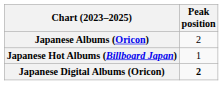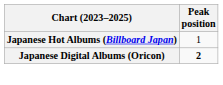- row: (92, 39)
